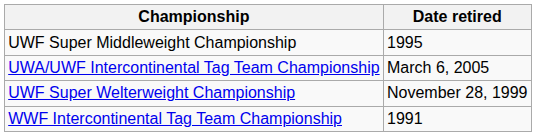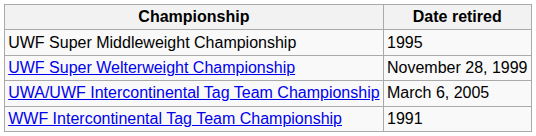rows swapped: (152, 93) <-> (194, 67)
